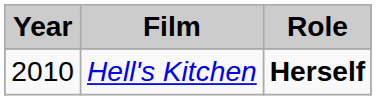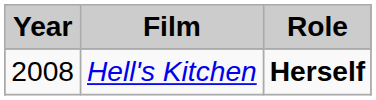(43, 71) 2010 -> (43, 71) 2008
